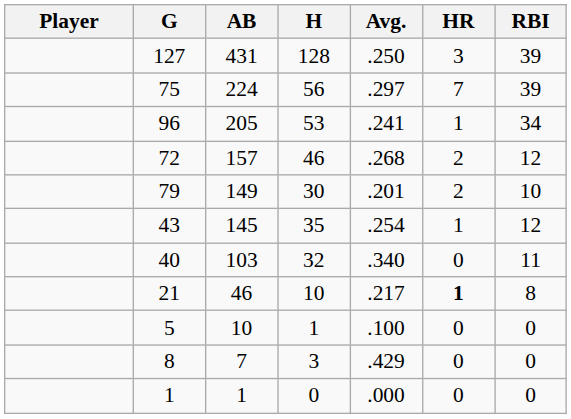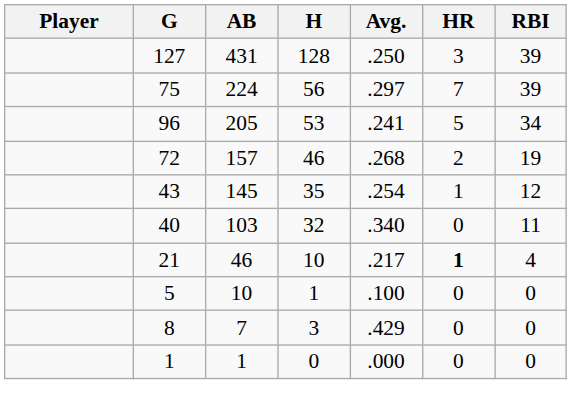(458, 123) 1 -> (458, 123) 5
(531, 157) 12 -> (531, 157) 19
- row: (169, 191)
(531, 293) 8 -> (531, 259) 4
